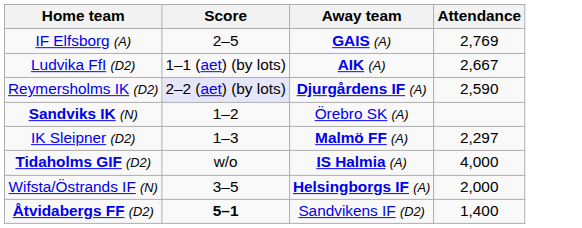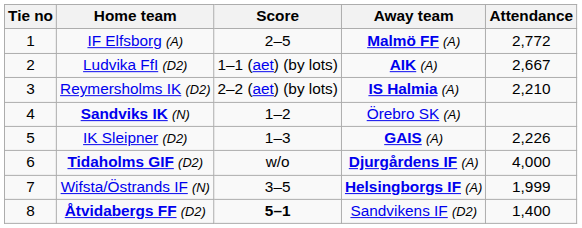+ column: (30, 16)
(362, 41) GAIS (A) -> (414, 41) Malmö FF (A)
(479, 41) 2,769 -> (531, 41) 2,772
(226, 89) lavender background -> (278, 89) no background
(362, 89) Djurgårdens IF (A) -> (414, 89) IS Halmia (A)
(479, 89) 2,590 -> (531, 89) 2,210
(362, 138) Malmö FF (A) -> (414, 138) GAIS (A)
(479, 138) 2,297 -> (531, 138) 2,226
(362, 162) IS Halmia (A) -> (414, 162) Djurgårdens IF (A)
(479, 187) 2,000 -> (531, 187) 1,999
